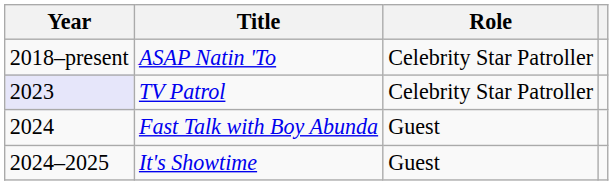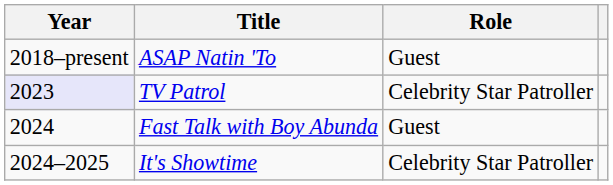(491, 57) Celebrity Star Patroller -> (414, 57) Guest
(414, 162) Guest -> (491, 162) Celebrity Star Patroller
